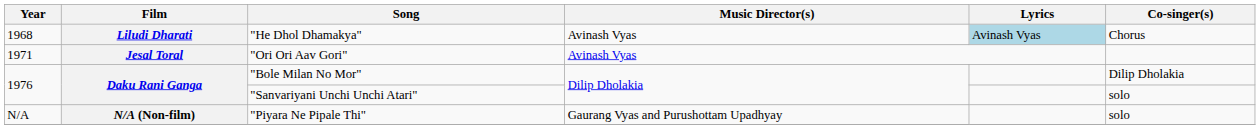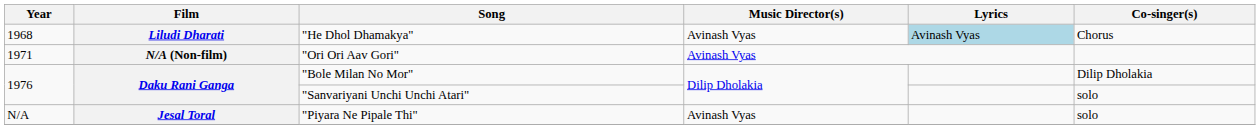(154, 54) Jesal Toral -> (186, 54) N/A (Non-film)
(154, 114) N/A (Non-film) -> (186, 114) Jesal Toral
(675, 114) Gaurang Vyas and Purushottam Upadhyay -> (721, 114) Avinash Vyas
